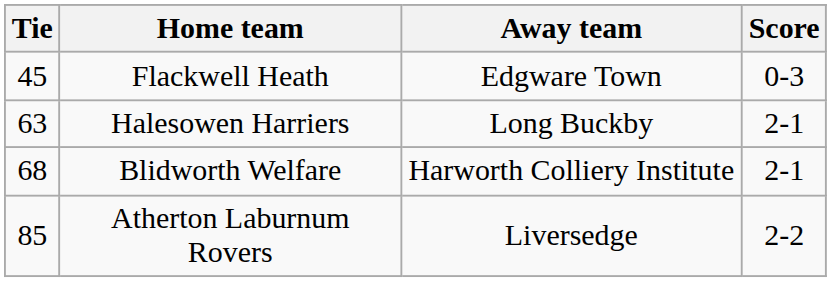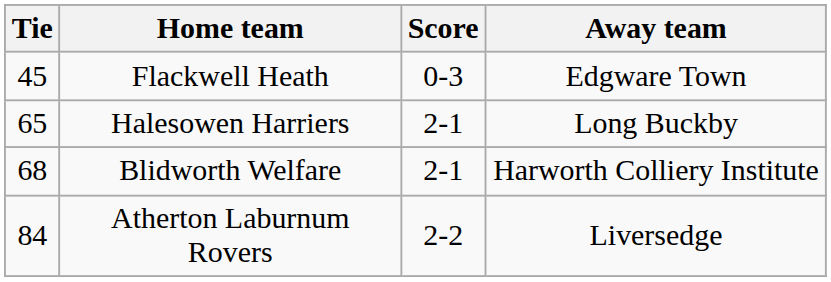columns swapped: (784, 28) <-> (571, 28)
(32, 123) 63 -> (32, 123) 65
(32, 234) 85 -> (32, 234) 84
